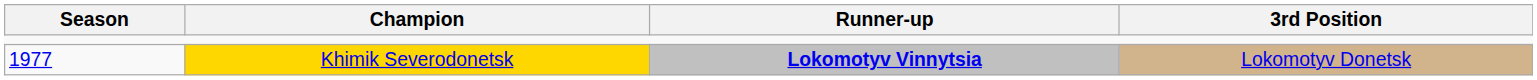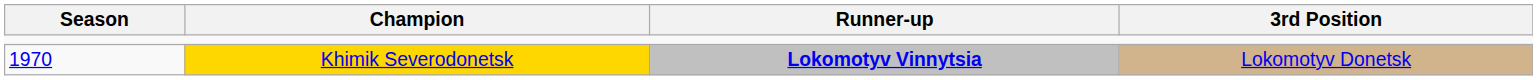(31, 59) 1977 -> (31, 59) 1970
